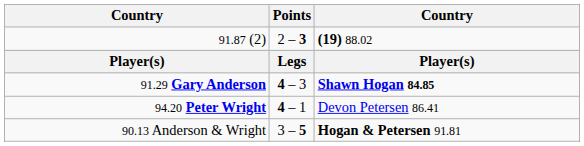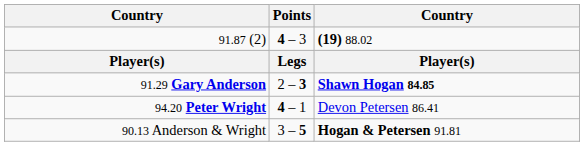(292, 38) 2 – 3 -> (292, 38) 4 – 3
(292, 84) 4 – 3 -> (292, 84) 2 – 3
